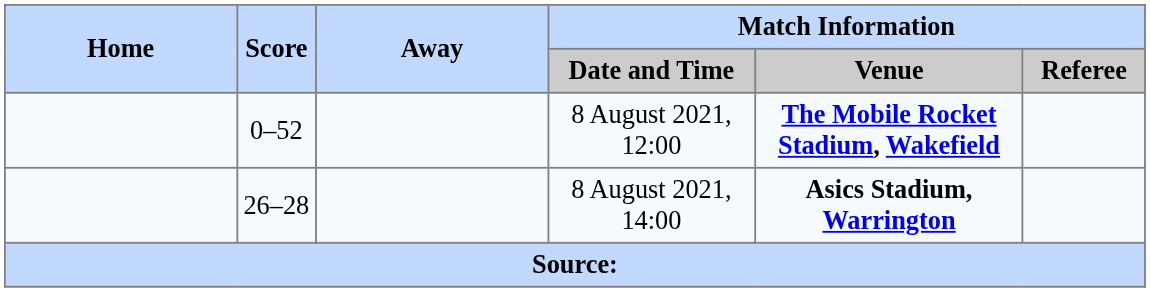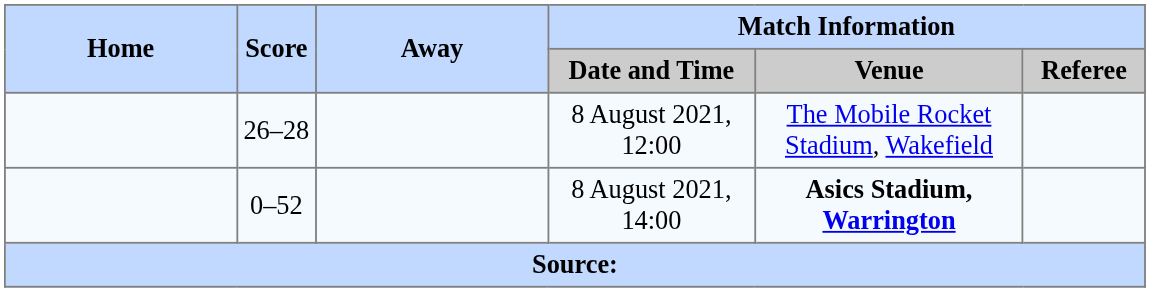(276, 129) 0–52 -> (276, 129) 26–28
(889, 129) bold -> (889, 129) normal
(276, 204) 26–28 -> (276, 204) 0–52
